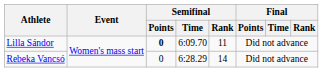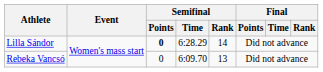(193, 44) 6:09.70 -> (193, 44) 6:28.29
(223, 44) 11 -> (223, 44) 14
(193, 59) 6:28.29 -> (193, 59) 6:09.70
(223, 59) 14 -> (223, 59) 13
